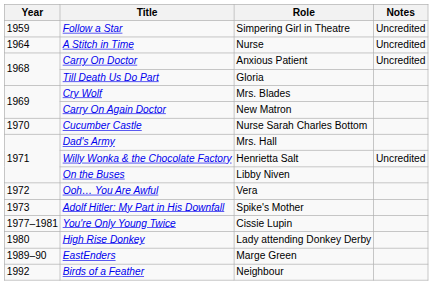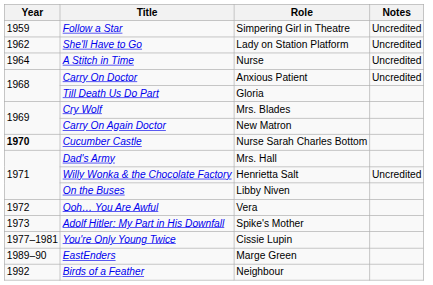+ row: (102, 45)
(18, 126) normal -> (18, 142) bold
- row: (104, 239)
